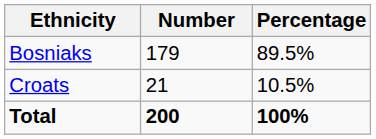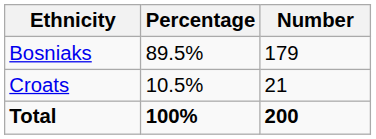columns swapped: (196, 20) <-> (311, 20)
